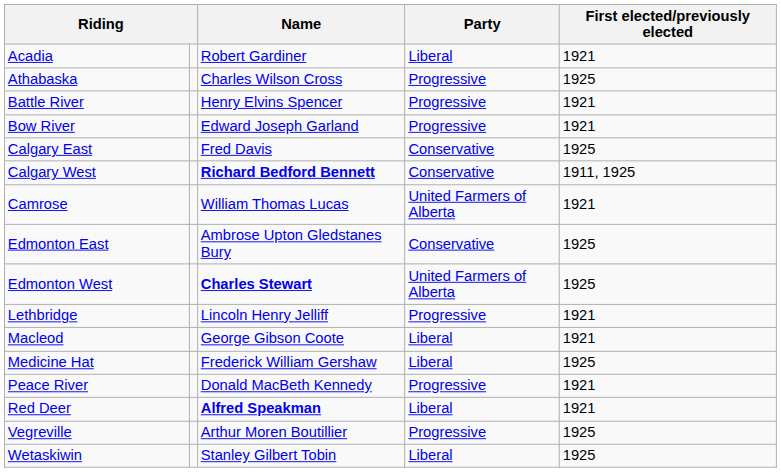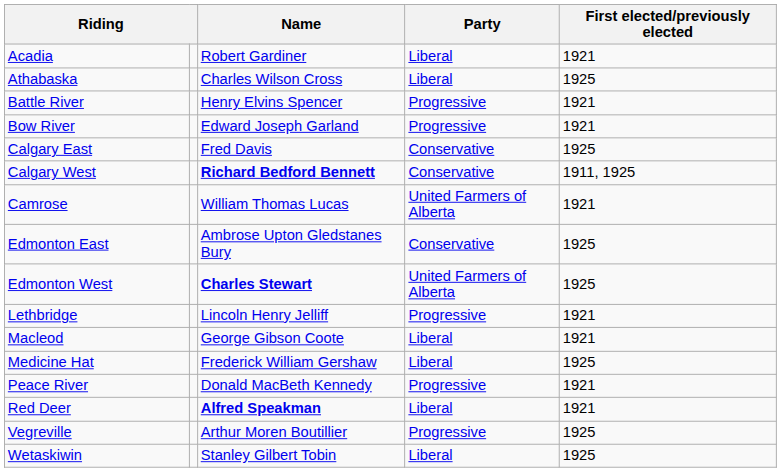(447, 79) Progressive -> (430, 79) Liberal
